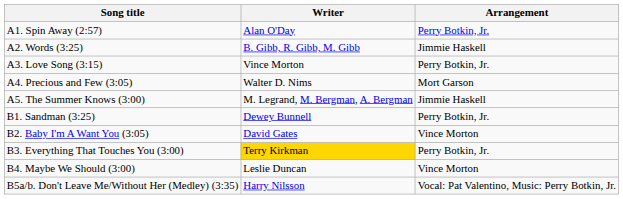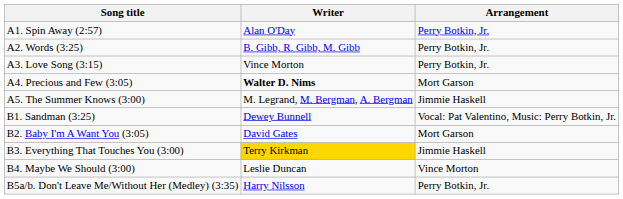(452, 47) Jimmie Haskell -> (453, 47) Perry Botkin, Jr.
(277, 82) normal -> (279, 82) bold
(453, 116) Perry Botkin, Jr. -> (517, 116) Vocal: Pat Valentino, Music: Perry Botkin, Jr.
(448, 133) Vince Morton -> (446, 133) Mort Garson
(453, 151) Perry Botkin, Jr. -> (452, 151) Jimmie Haskell
(517, 185) Vocal: Pat Valentino, Music: Perry Botkin, Jr. -> (453, 185) Perry Botkin, Jr.
